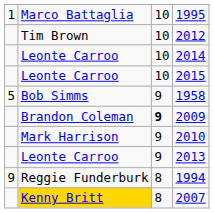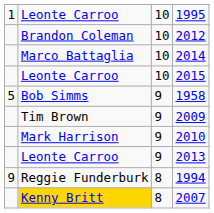(77, 15) Marco Battaglia -> (70, 15) Leonte Carroo
(55, 35) Tim Brown -> (77, 35) Brandon Coleman
(70, 55) Leonte Carroo -> (77, 55) Marco Battaglia
(77, 116) Brandon Coleman -> (55, 116) Tim Brown
(158, 116) bold -> (158, 116) normal
